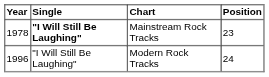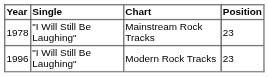(64, 32) bold -> (62, 32) normal
(228, 58) 24 -> (228, 58) 23
